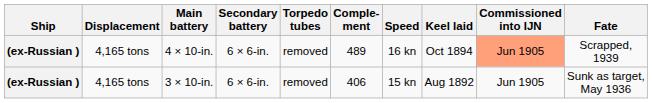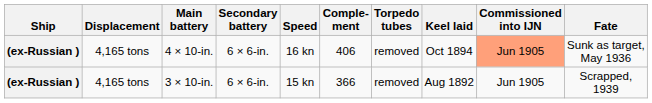columns swapped: (305, 20) <-> (402, 26)
(356, 51) 489 -> (346, 51) 406
(606, 51) Scrapped, 1939 -> (606, 51) Sunk as target, May 1936
(356, 82) 406 -> (346, 82) 366
(606, 82) Sunk as target, May 1936 -> (606, 82) Scrapped, 1939
